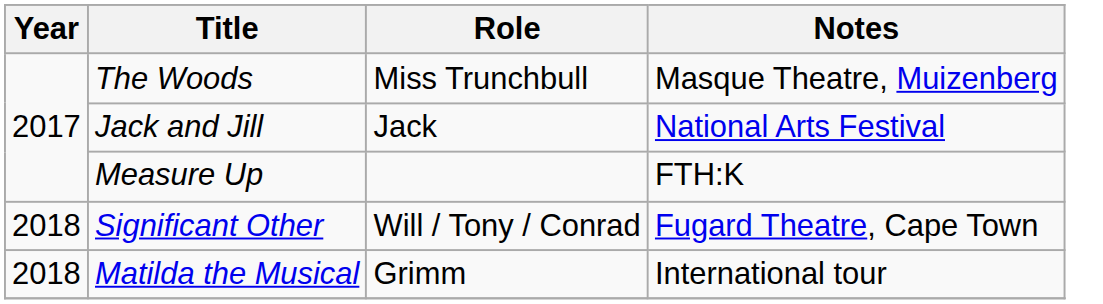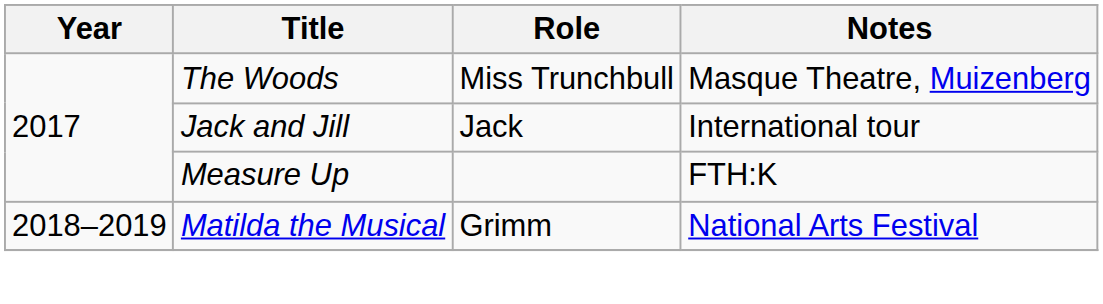(800, 126) National Arts Festival -> (804, 126) International tour
- row: (209, 224)
(46, 273) 2018 -> (89, 224) 2018–2019
(771, 273) International tour -> (833, 224) National Arts Festival
